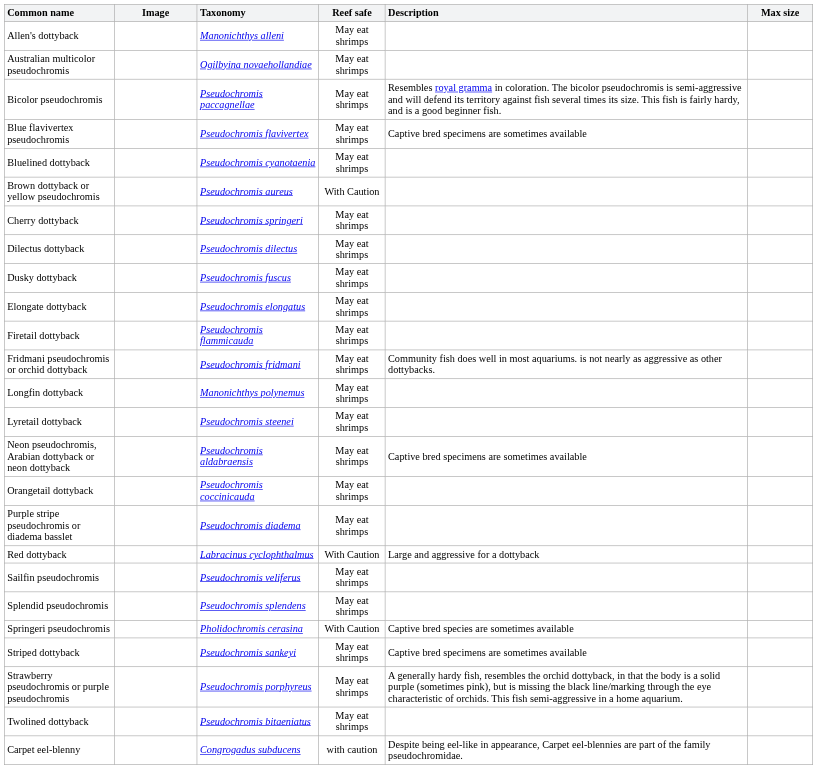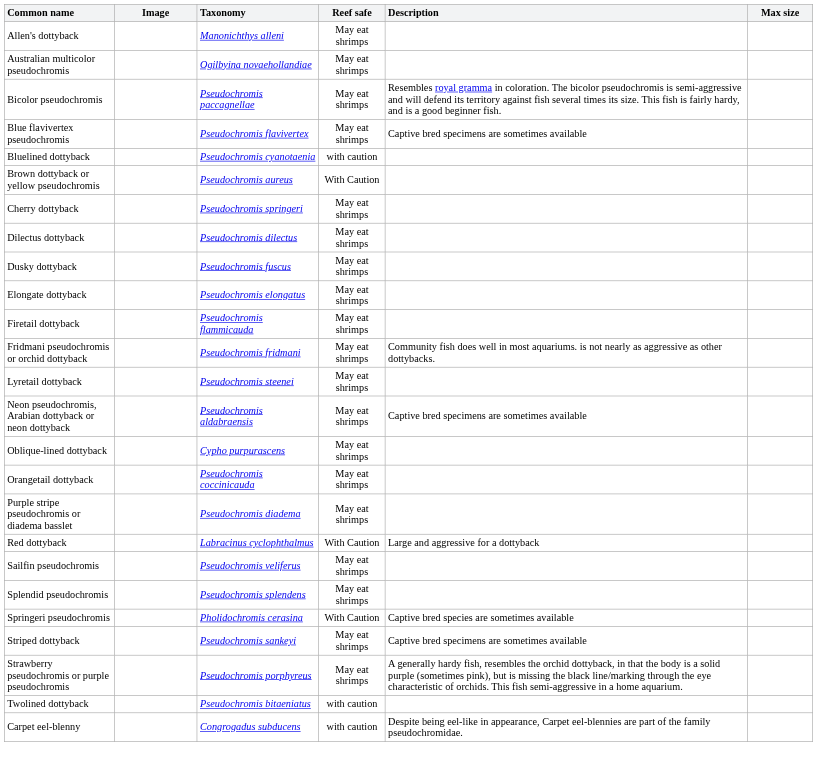(352, 162) May eat shrimps -> (352, 157) with caution
- row: (45, 393)
+ row: (57, 450)
(352, 721) May eat shrimps -> (352, 704) with caution
